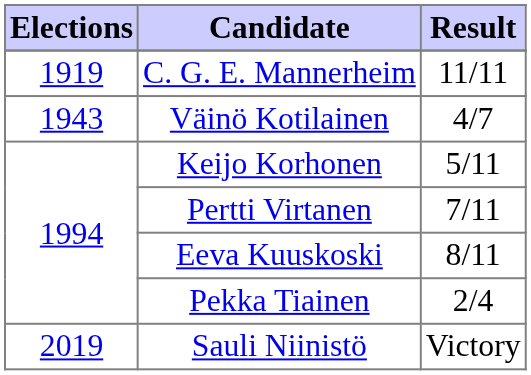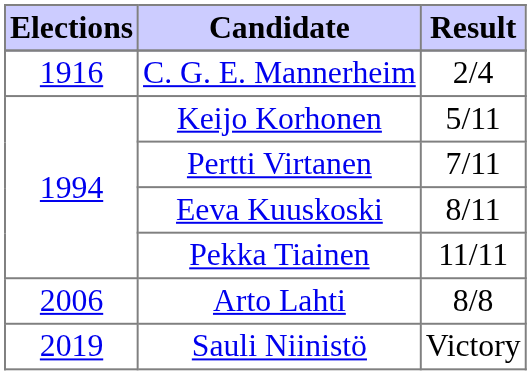(72, 72) 1919 -> (72, 72) 1916
(473, 72) 11/11 -> (473, 72) 2/4
- row: (279, 118)
(473, 300) 2/4 -> (473, 254) 11/11
+ row: (279, 300)
